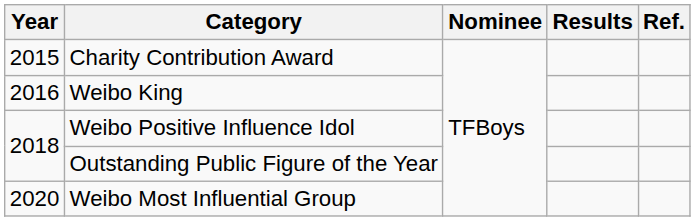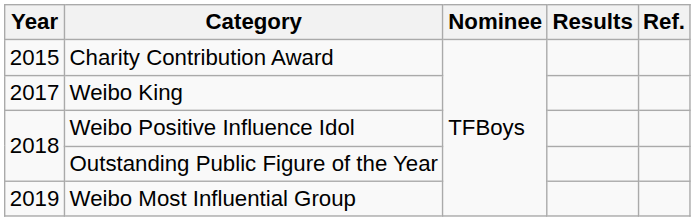(35, 92) 2016 -> (35, 92) 2017
(35, 198) 2020 -> (35, 198) 2019
